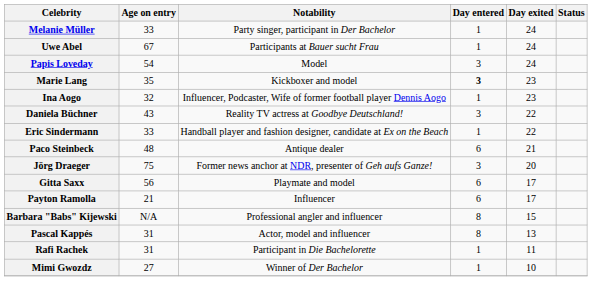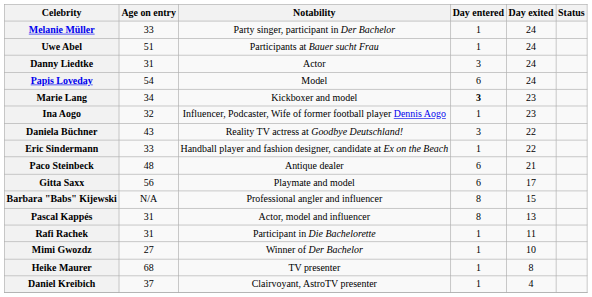(149, 46) 67 -> (149, 46) 51
+ row: (62, 63)
(478, 63) 3 -> (478, 80) 6
(149, 80) 35 -> (149, 97) 34
- row: (62, 165)
- row: (62, 199)
+ row: (62, 267)
+ row: (62, 284)
